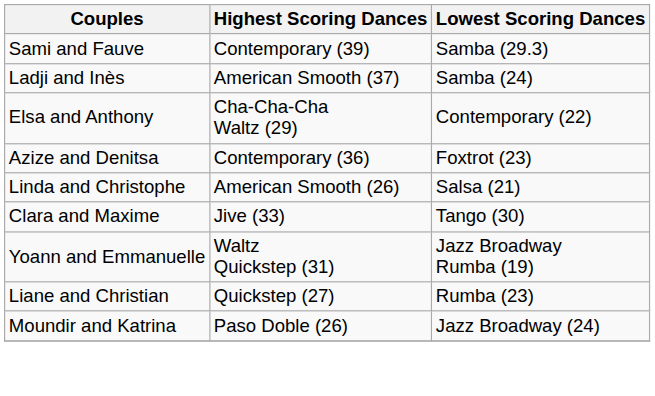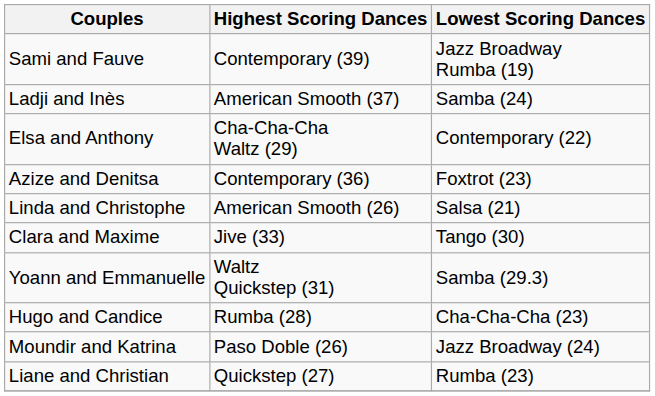(492, 48) Samba (29.3) -> (499, 59) Jazz Broadway Rumba (19)
(499, 256) Jazz Broadway Rumba (19) -> (492, 277) Samba (29.3)
+ row: (86, 317)
rows swapped: (92, 325) <-> (89, 296)
